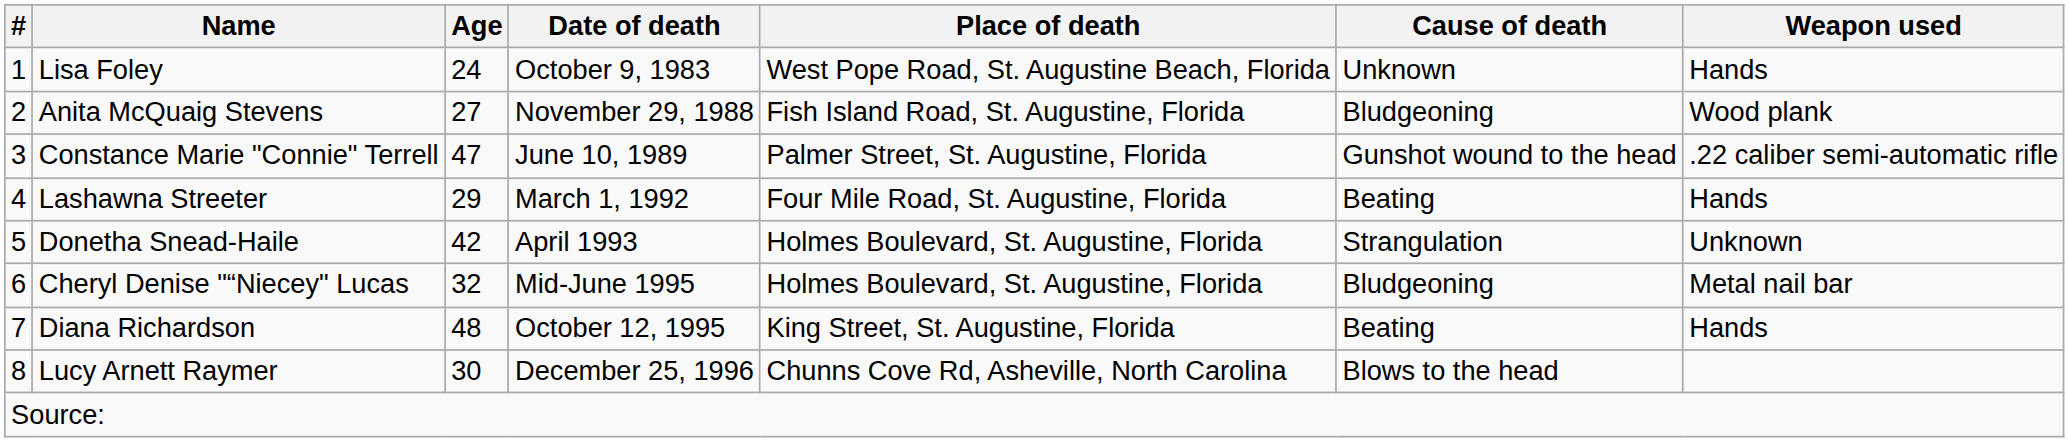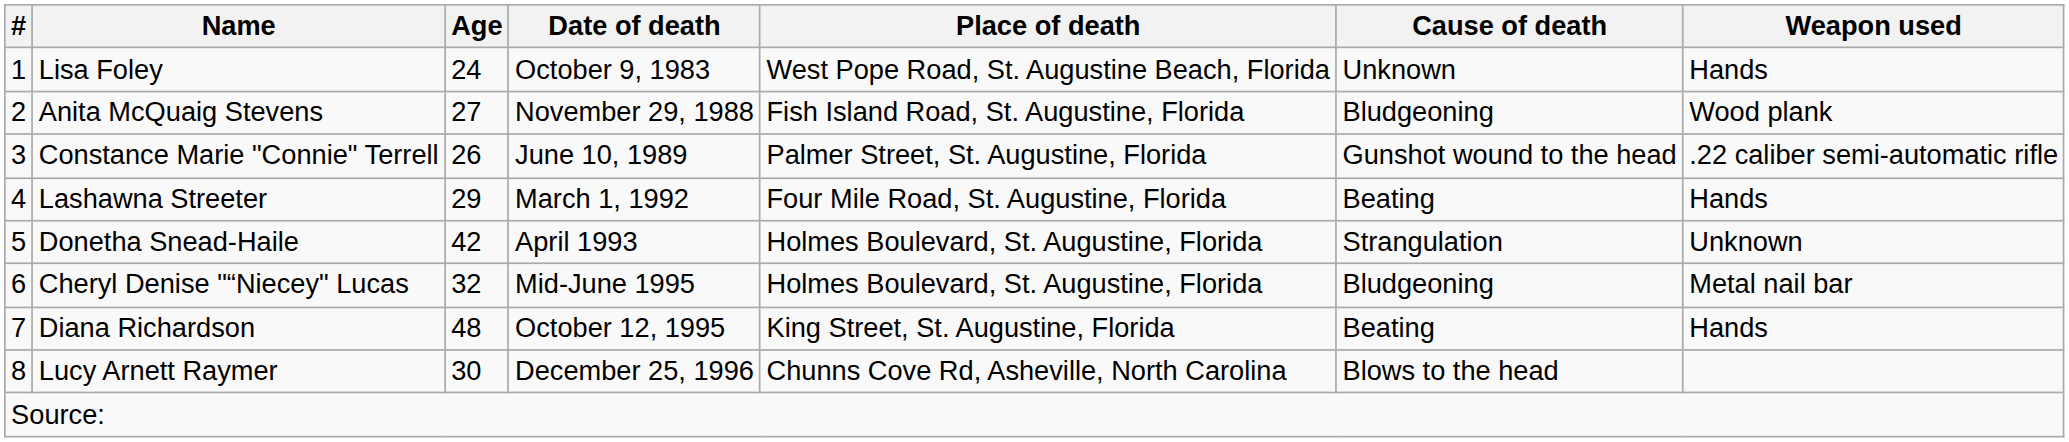(466, 155) 47 -> (466, 155) 26
